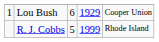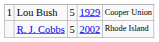(72, 12) 6 -> (72, 12) 5
(90, 29) 1999 -> (90, 29) 2002
